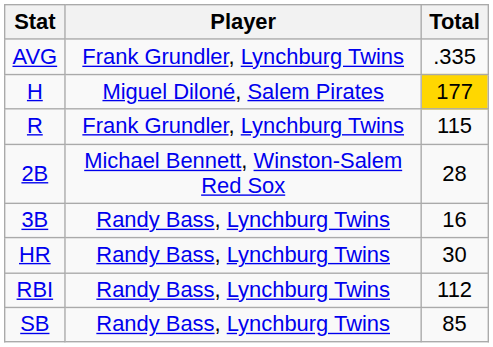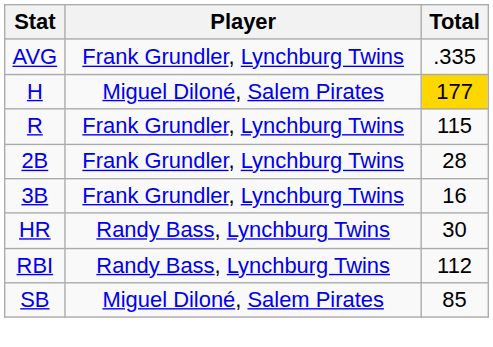(243, 173) Michael Bennett, Winston-Salem Red Sox -> (243, 160) Frank Grundler, Lynchburg Twins
(243, 220) Randy Bass, Lynchburg Twins -> (243, 195) Frank Grundler, Lynchburg Twins
(243, 324) Randy Bass, Lynchburg Twins -> (243, 299) Miguel Diloné, Salem Pirates
